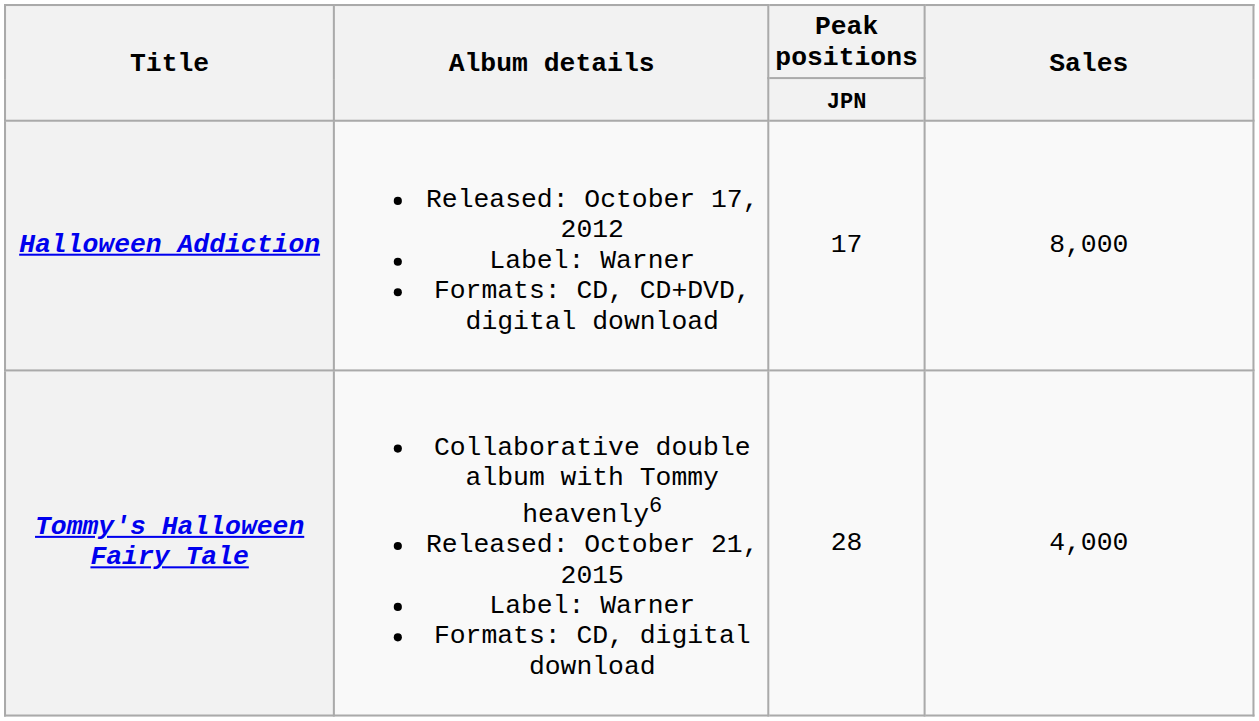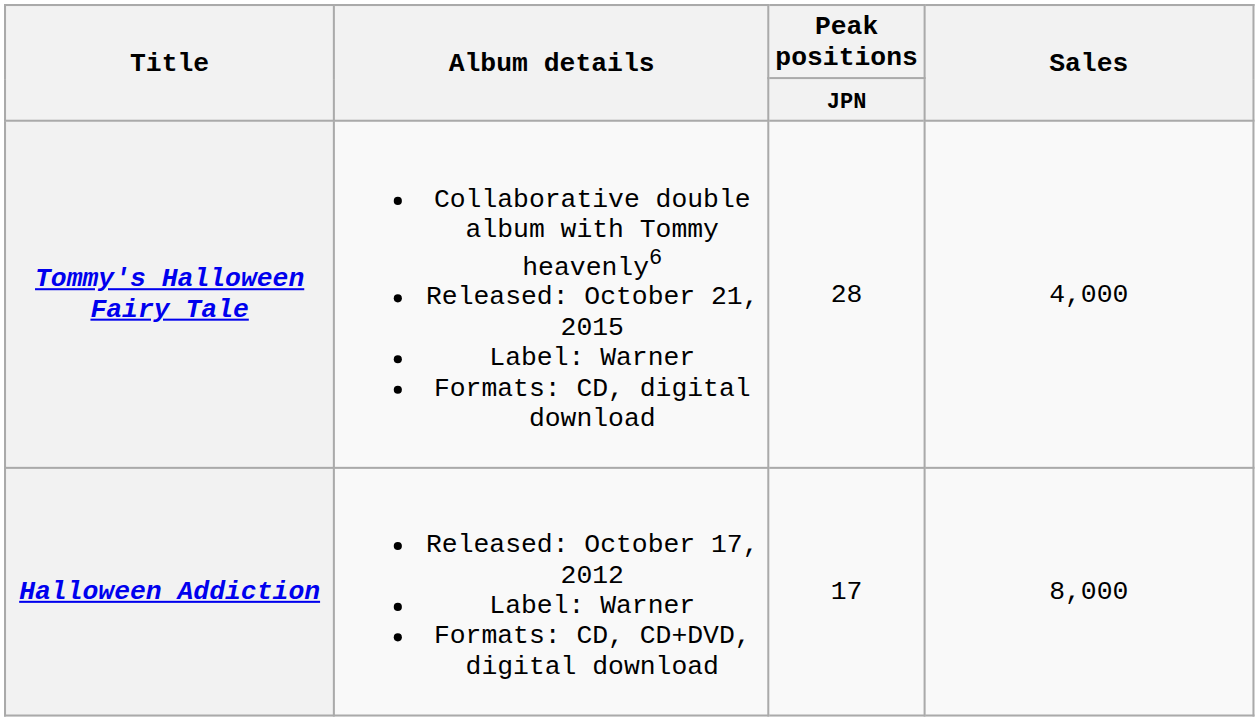rows swapped: (170, 246) <-> (170, 543)
